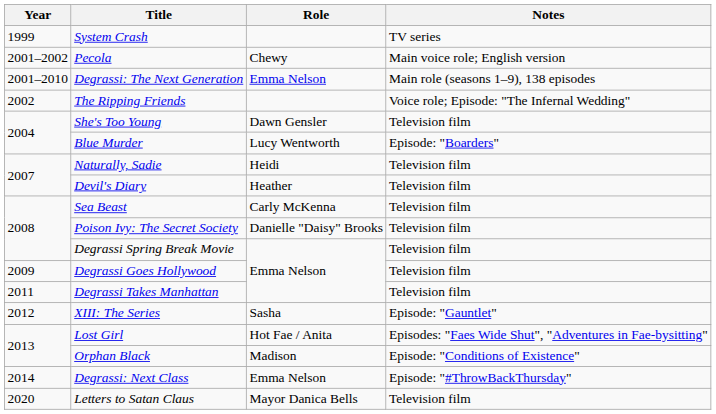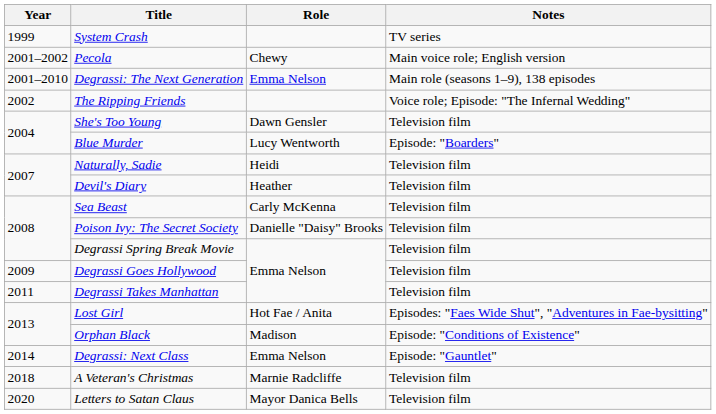- row: (117, 313)
(480, 377) Episode: "#ThrowBackThursday" -> (443, 356) Episode: "Gauntlet"
+ row: (134, 377)
